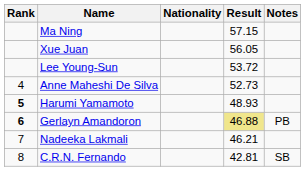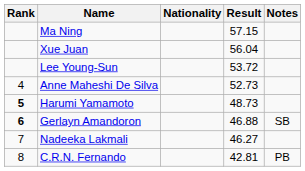(244, 49) 56.05 -> (244, 49) 56.04
(244, 103) 48.93 -> (244, 103) 48.73
(244, 121) khaki background -> (244, 121) no background
(282, 121) PB -> (282, 121) SB
(244, 139) 46.21 -> (244, 139) 46.27
(282, 157) SB -> (282, 157) PB
